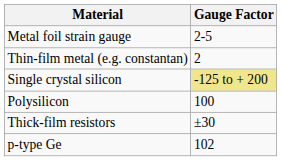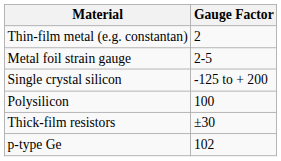rows swapped: (69, 36) <-> (98, 58)
(231, 79) khaki background -> (231, 79) no background
